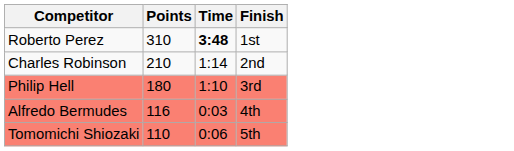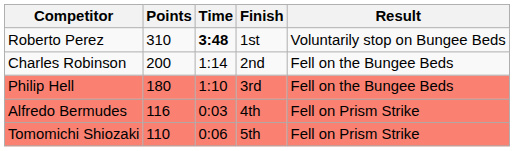+ column: (398, 16)
(159, 63) 210 -> (159, 63) 200
